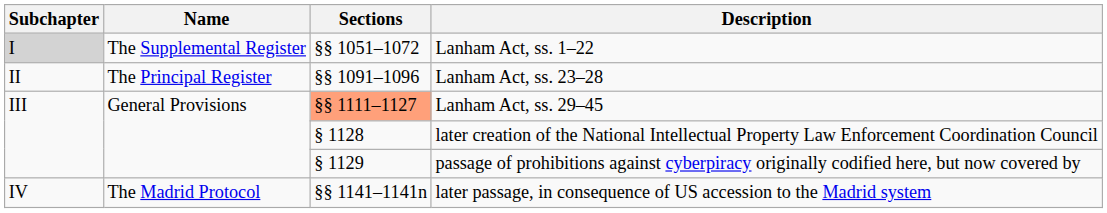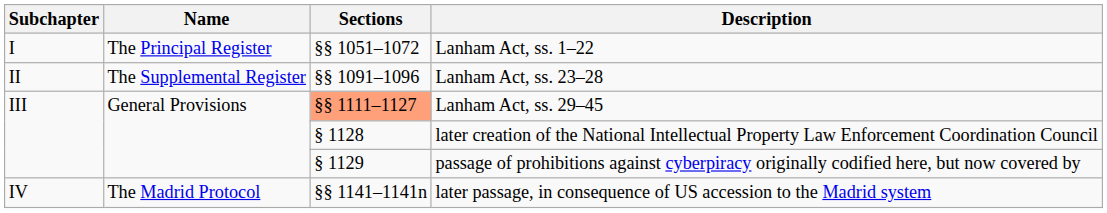(12, 47) lightgrey background -> (12, 47) no background
(207, 47) The Supplemental Register -> (189, 47) The Principal Register
(189, 76) The Principal Register -> (207, 76) The Supplemental Register
